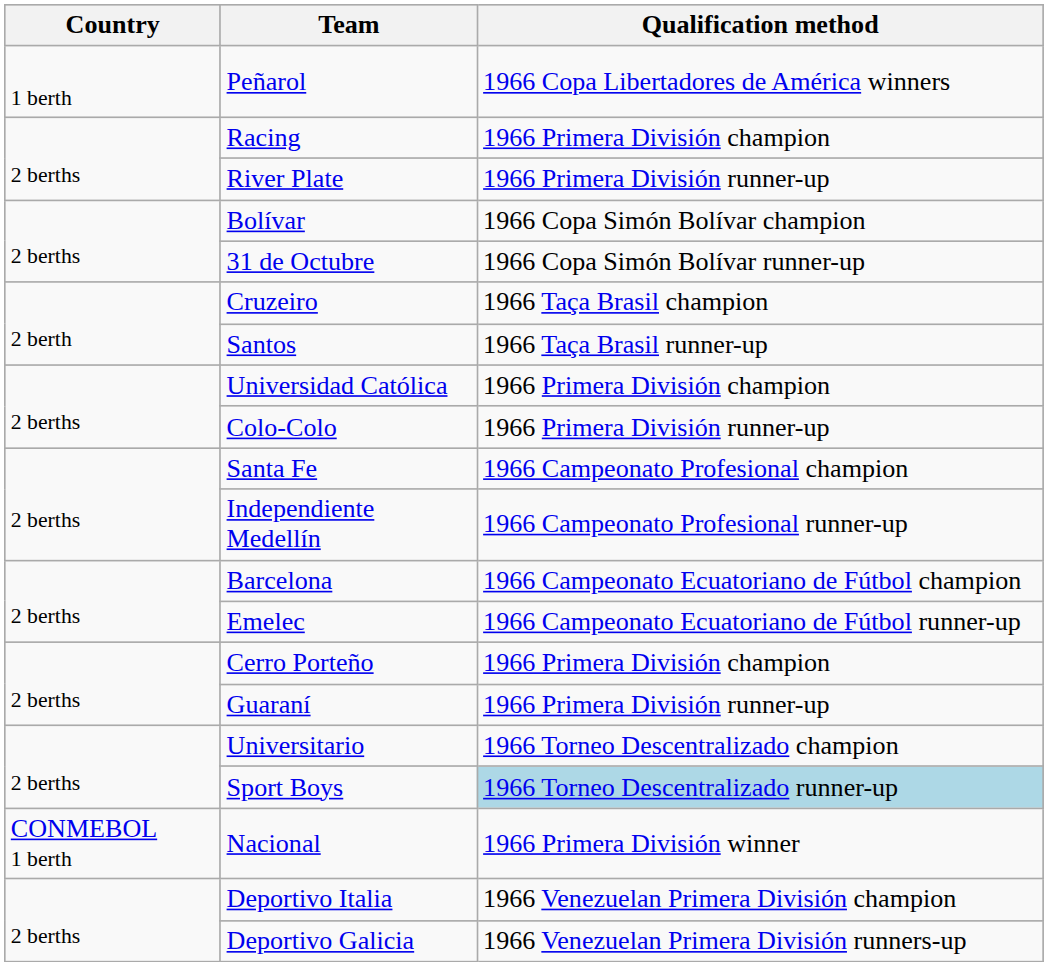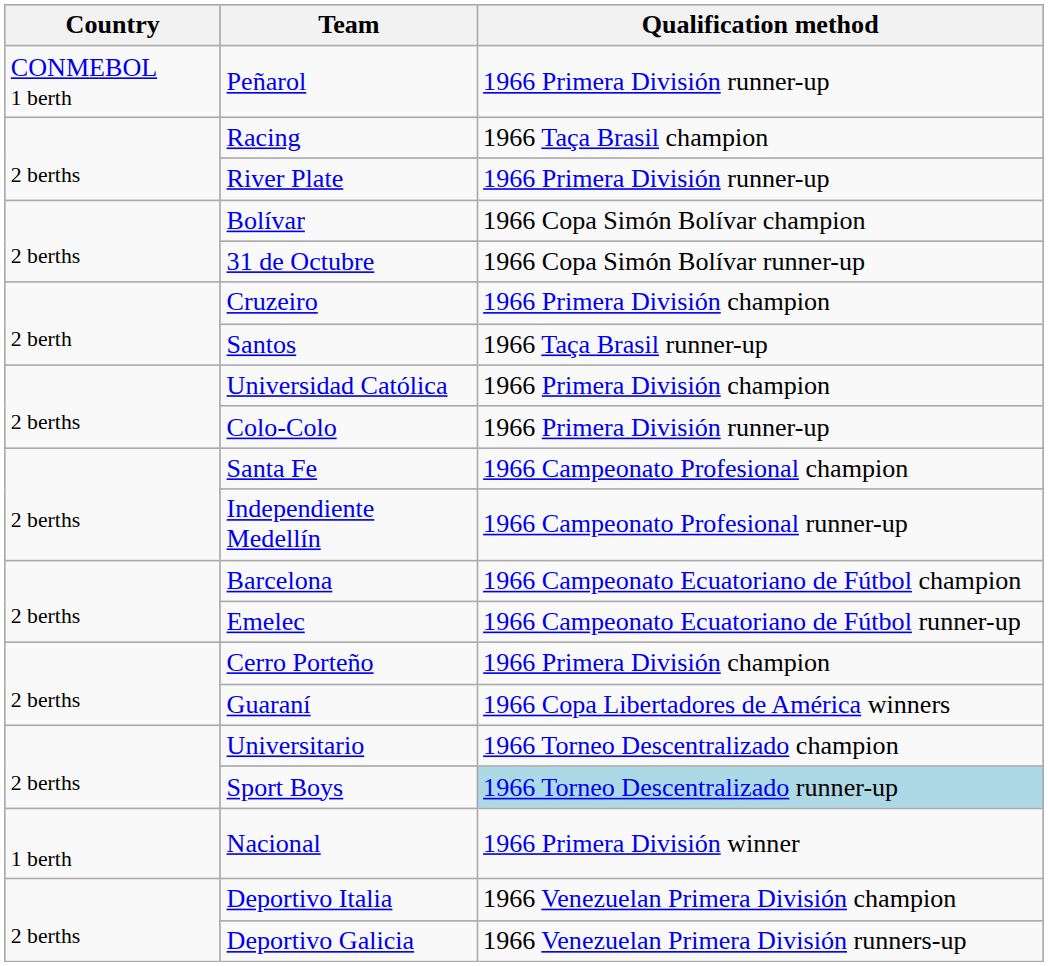(41, 97) 1 berth -> (84, 81) CONMEBOL 1 berth
(717, 81) 1966 Copa Libertadores de América winners -> (656, 81) 1966 Primera División runner-up
(657, 137) 1966 Primera División champion -> (626, 137) 1966 Taça Brasil champion
(626, 302) 1966 Taça Brasil champion -> (657, 302) 1966 Primera División champion
(656, 704) 1966 Primera División runner-up -> (717, 704) 1966 Copa Libertadores de América winners
(84, 843) CONMEBOL 1 berth -> (41, 859) 1 berth
